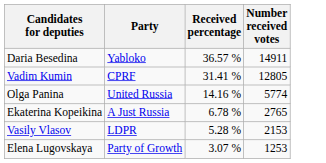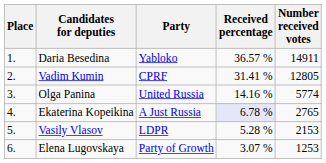+ column: (20, 26)
(225, 112) no background -> (256, 112) lavender background
